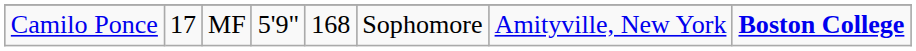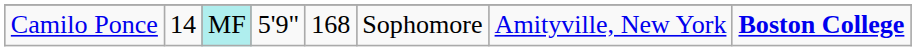(183, 25) 17 -> (183, 25) 14
(227, 25) no background -> (227, 25) paleturquoise background
